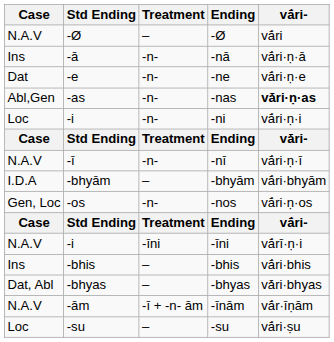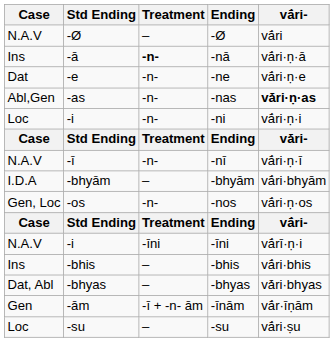(150, 56) normal -> (150, 56) bold
(25, 306) N.A.V -> (20, 306) Gen
